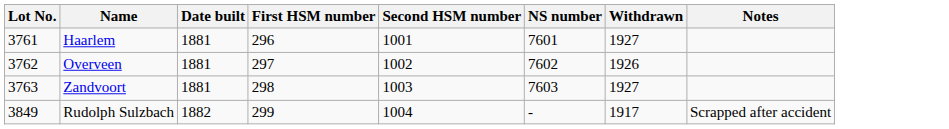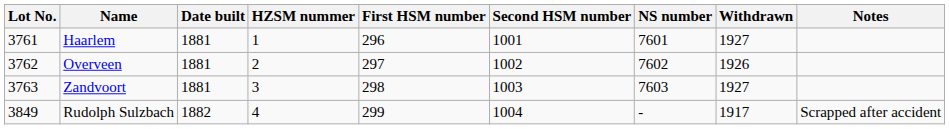+ column: (303, 16)
